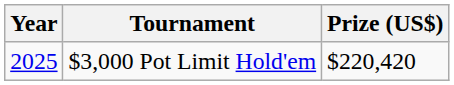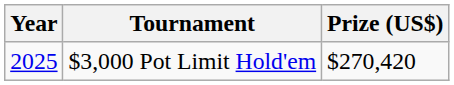(371, 60) $220,420 -> (371, 60) $270,420
